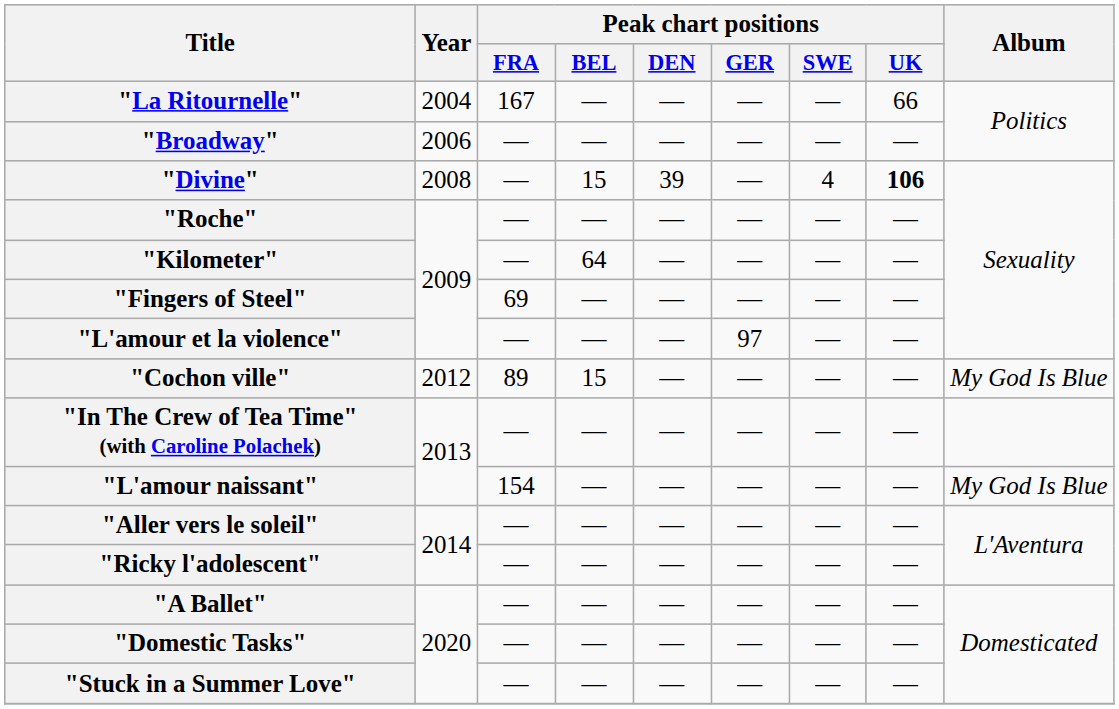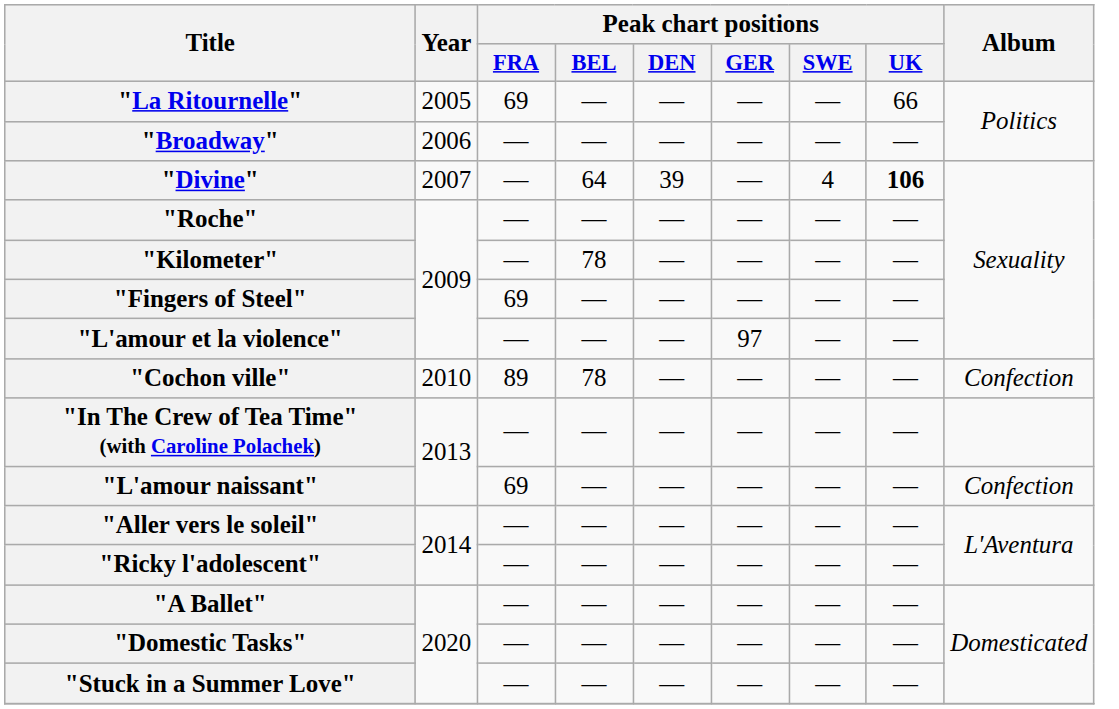(446, 100) 2004 -> (446, 100) 2005
(516, 100) 167 -> (516, 100) 69
(446, 180) 2008 -> (446, 180) 2007
(594, 180) 15 -> (594, 180) 64
(594, 259) 64 -> (594, 259) 78
(446, 378) 2012 -> (446, 378) 2010
(594, 378) 15 -> (594, 378) 78
(1029, 378) My God Is Blue -> (1019, 378) Confection
(516, 485) 154 -> (516, 485) 69
(1029, 485) My God Is Blue -> (1019, 485) Confection
